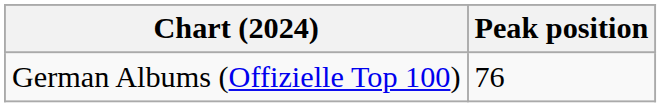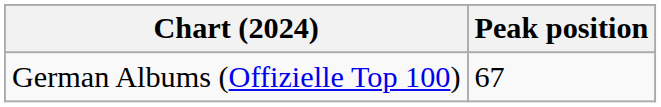(490, 76) 76 -> (490, 76) 67
